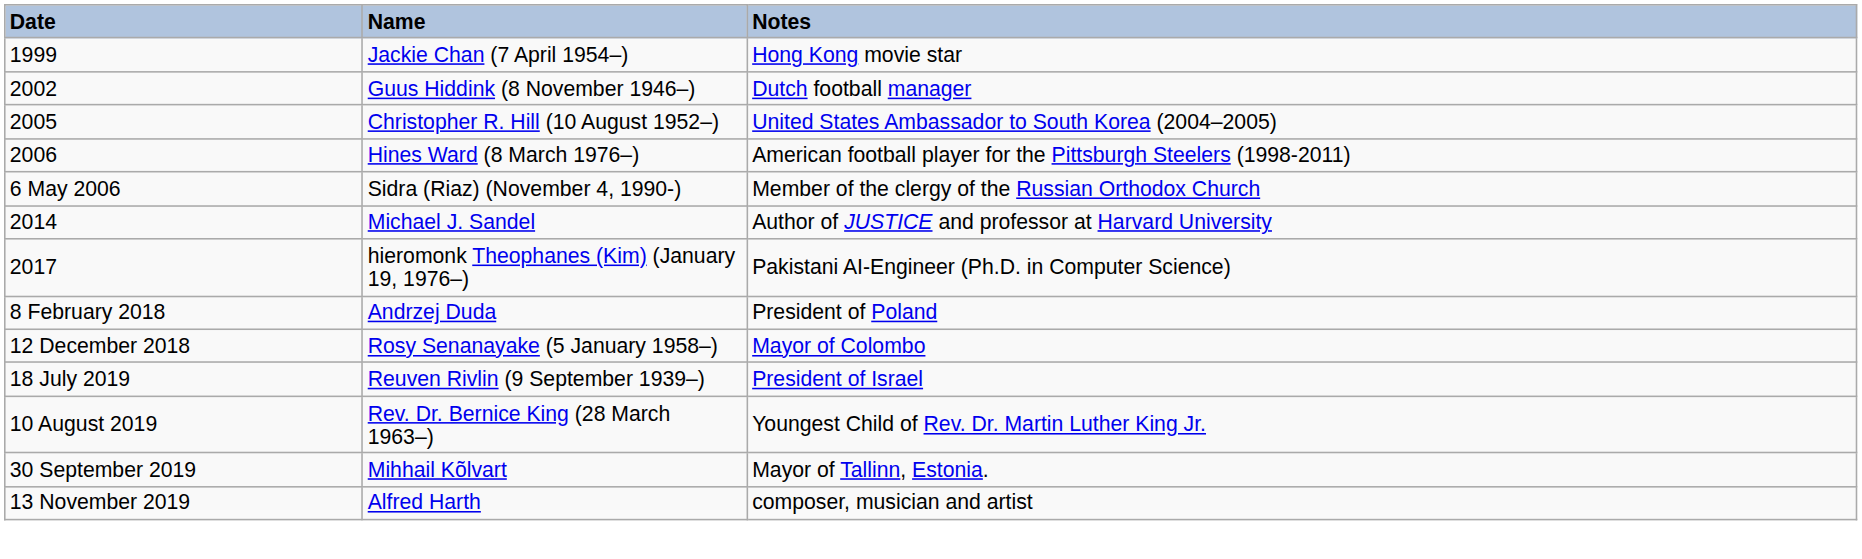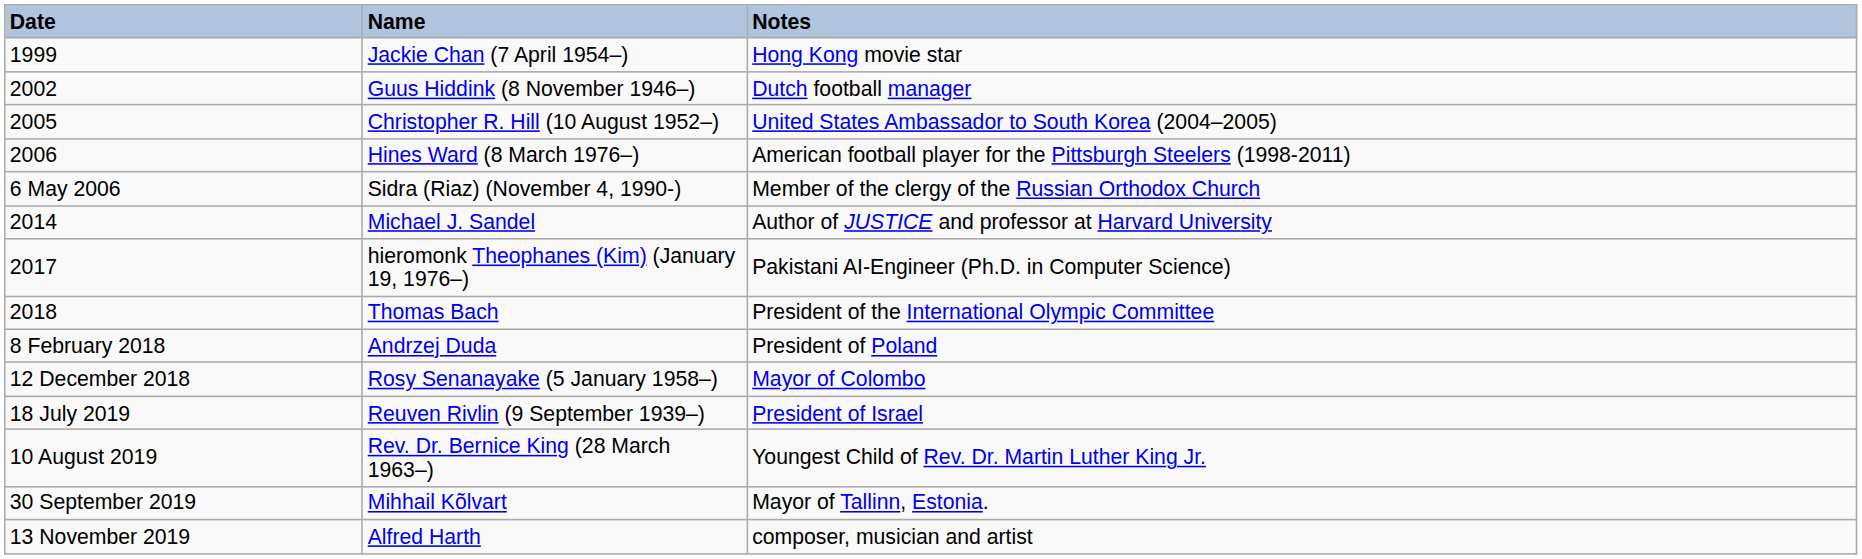+ row: (33, 312)
